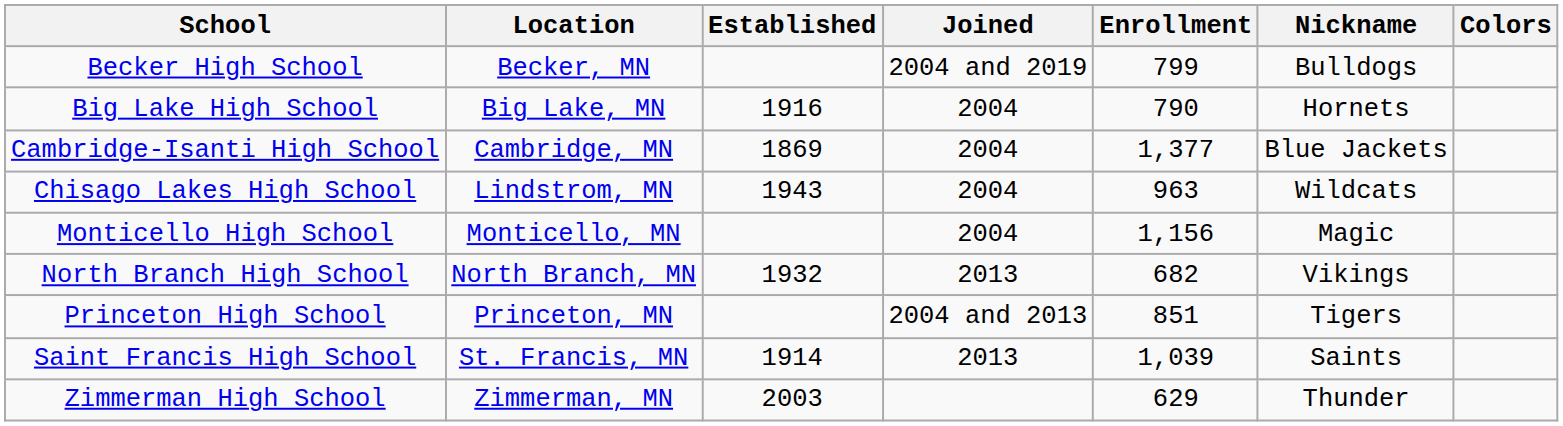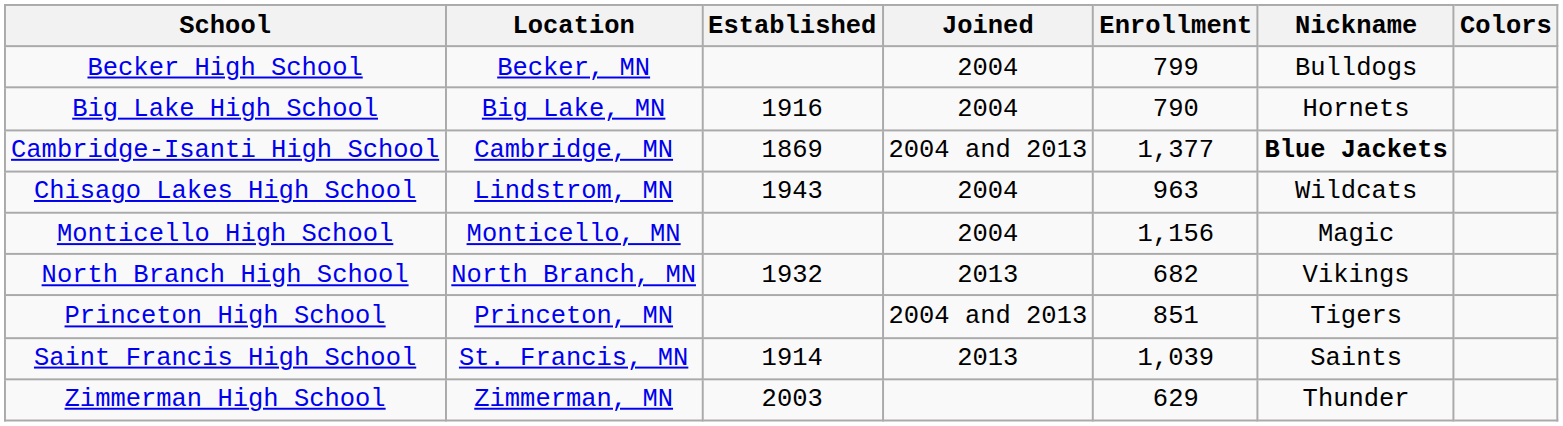(988, 67) 2004 and 2019 -> (988, 67) 2004
(988, 150) 2004 -> (988, 150) 2004 and 2013
(1356, 150) normal -> (1356, 150) bold
